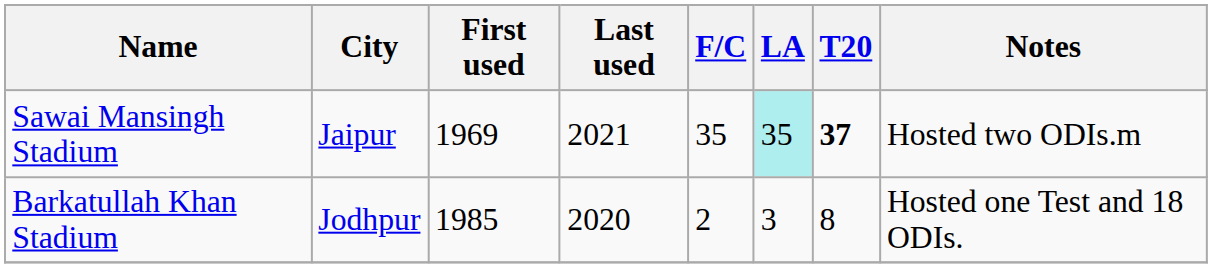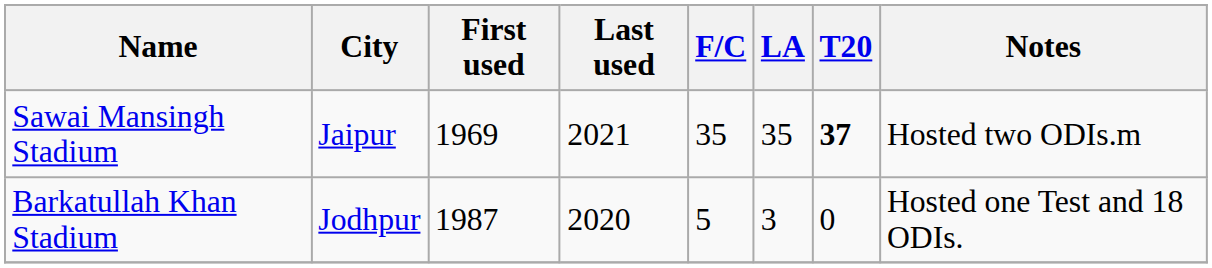(777, 133) paleturquoise background -> (777, 133) no background
(467, 219) 1985 -> (467, 219) 1987
(703, 219) 2 -> (703, 219) 5
(827, 219) 8 -> (827, 219) 0
